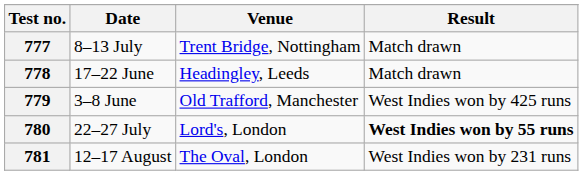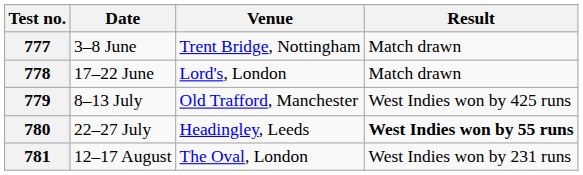(108, 45) 8–13 July -> (105, 45) 3–8 June
(244, 73) Headingley, Leeds -> (233, 73) Lord's, London
(105, 101) 3–8 June -> (108, 101) 8–13 July
(233, 128) Lord's, London -> (244, 128) Headingley, Leeds
